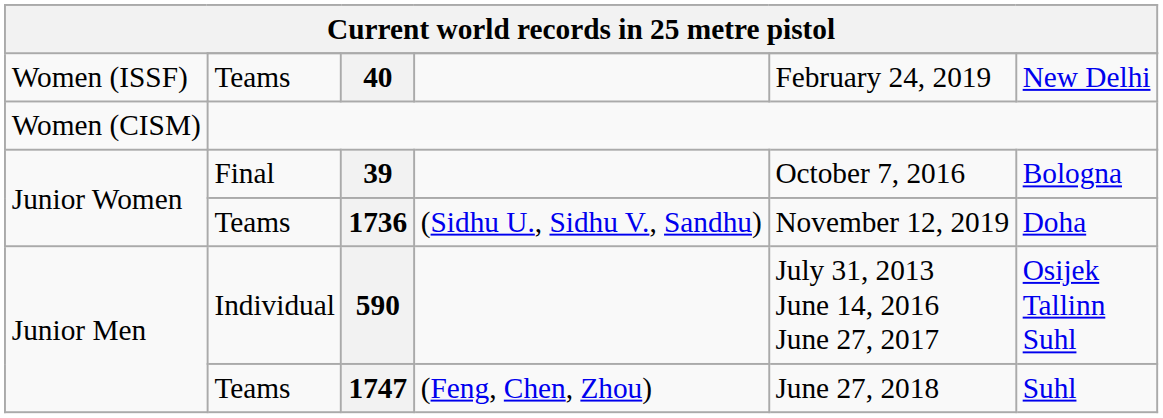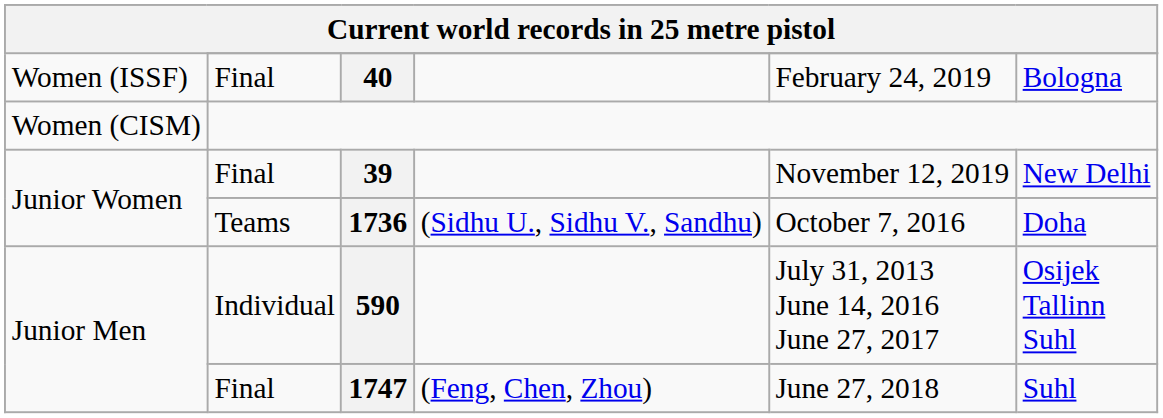(252, 77) Teams -> (245, 77) Final
(1087, 77) New Delhi -> (1072, 77) Bologna
(870, 173) October 7, 2016 -> (892, 173) November 12, 2019
(1072, 173) Bologna -> (1087, 173) New Delhi
(892, 222) November 12, 2019 -> (870, 222) October 7, 2016
(252, 388) Teams -> (245, 388) Final
